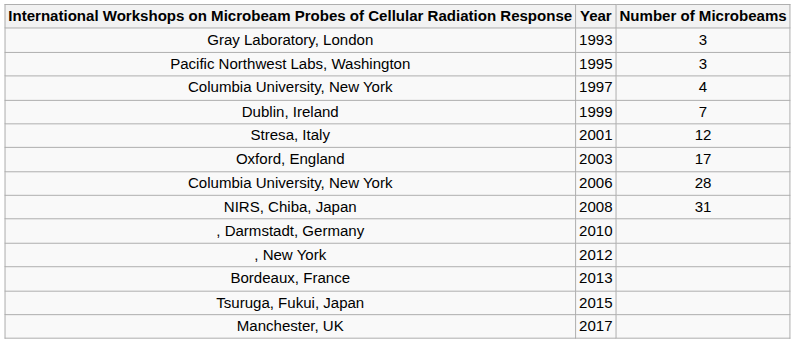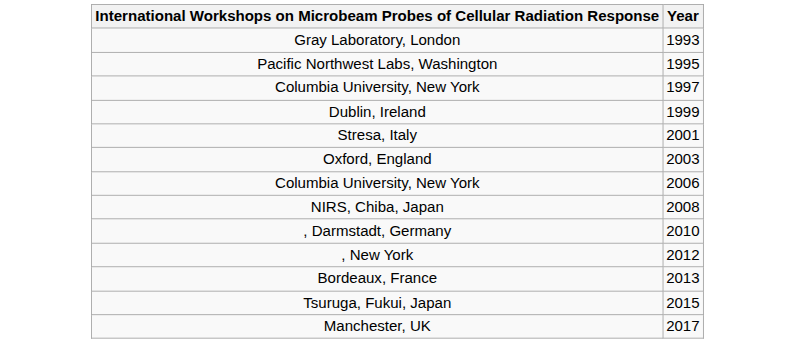- column: (703, 16)
